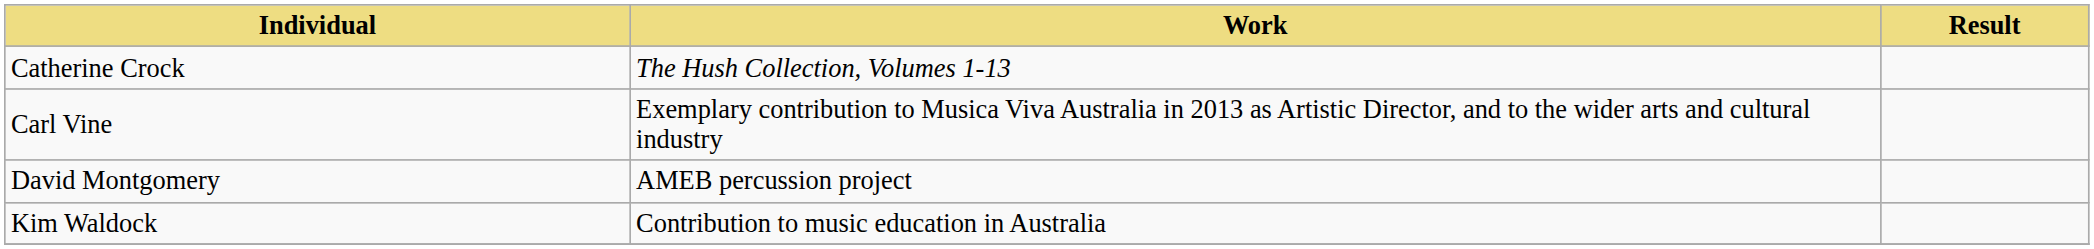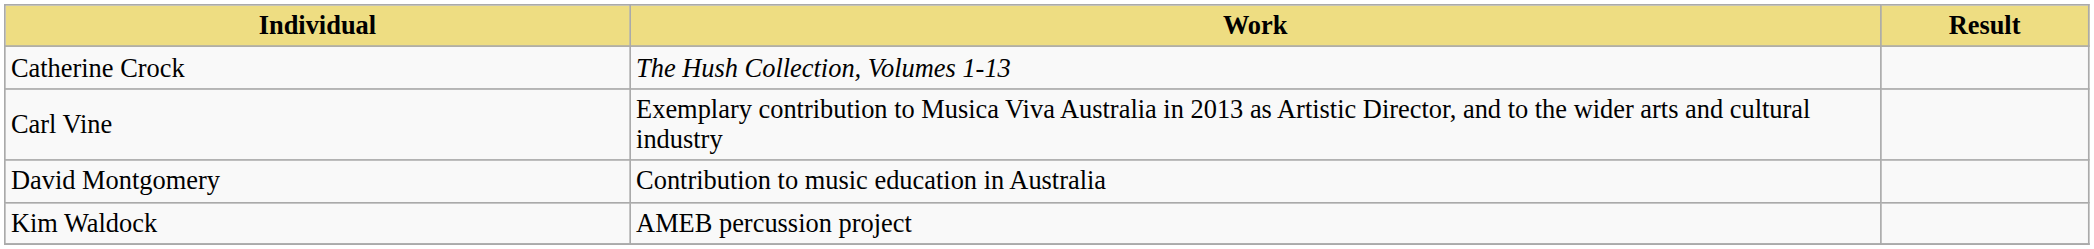(774, 180) AMEB percussion project -> (871, 180) Contribution to music education in Australia
(871, 222) Contribution to music education in Australia -> (774, 222) AMEB percussion project
